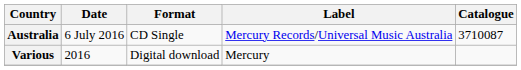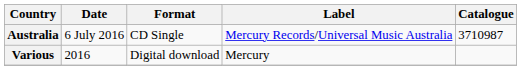(481, 34) 3710087 -> (481, 34) 3710987
